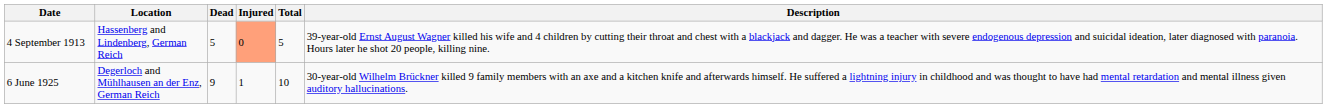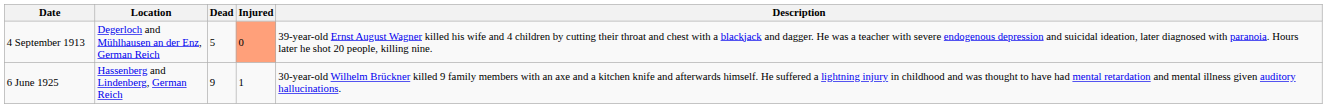- column: (290, 13)
(142, 42) Hassenberg and Lindenberg, German Reich -> (150, 42) Degerloch and Mühlhausen an der Enz, German Reich
(150, 83) Degerloch and Mühlhausen an der Enz, German Reich -> (142, 83) Hassenberg and Lindenberg, German Reich
